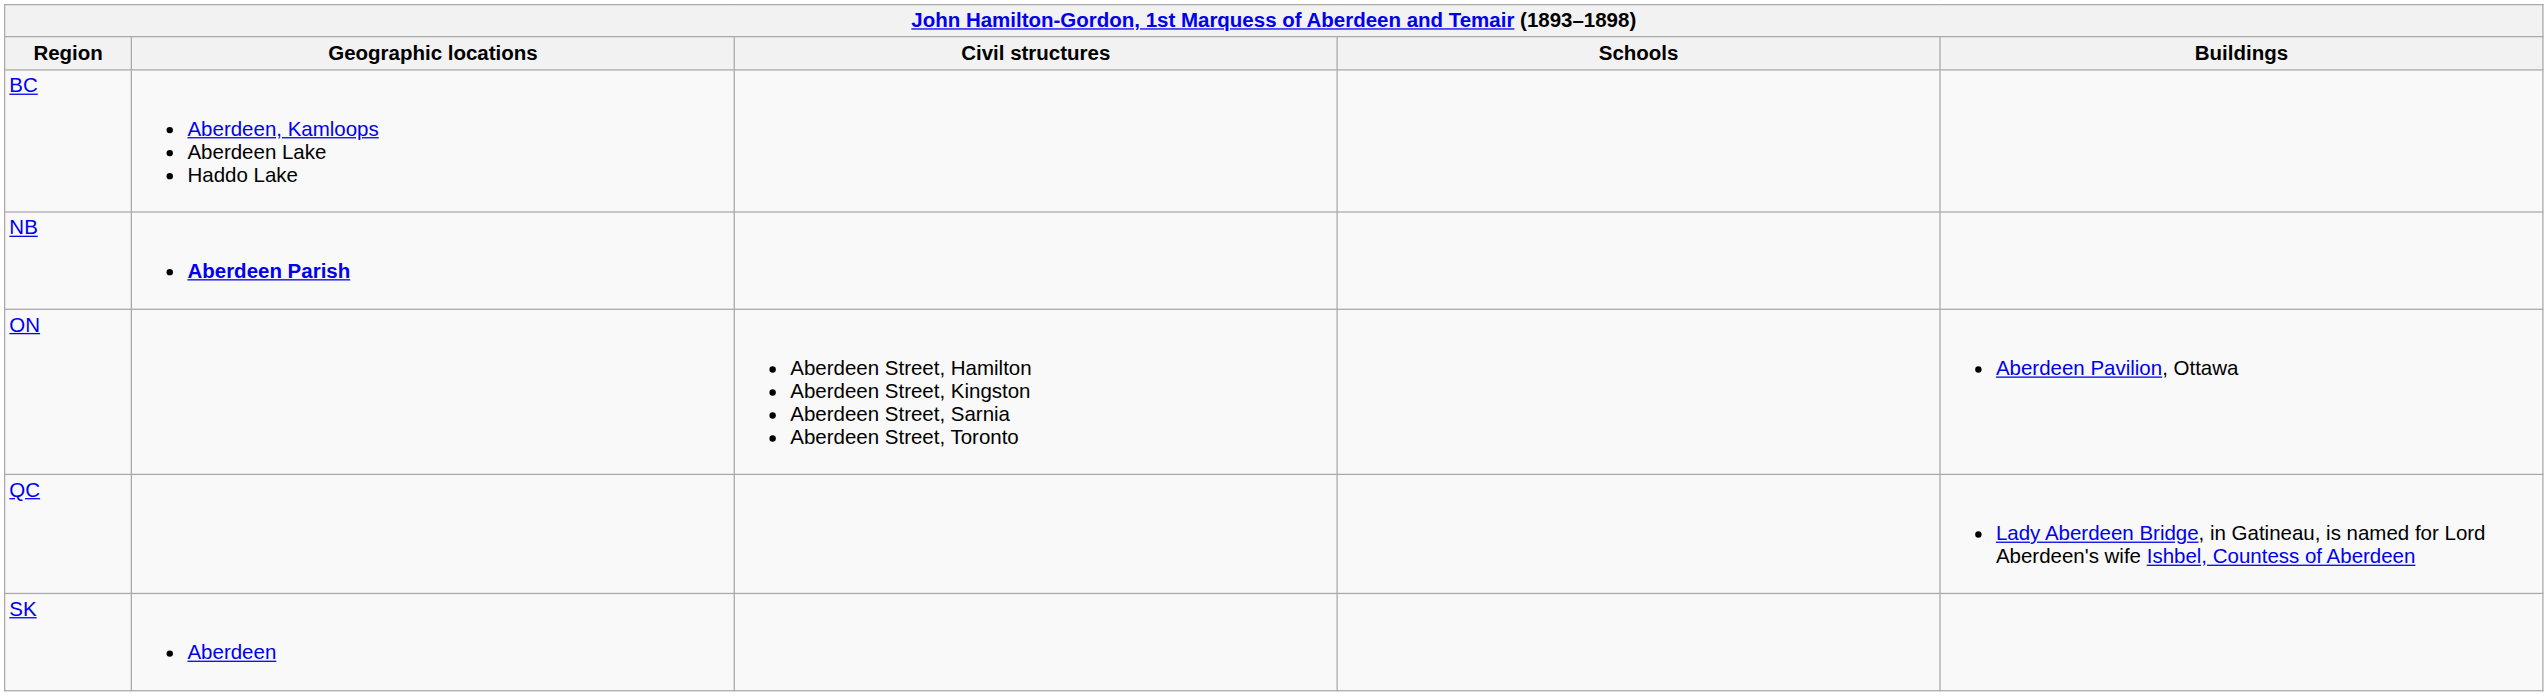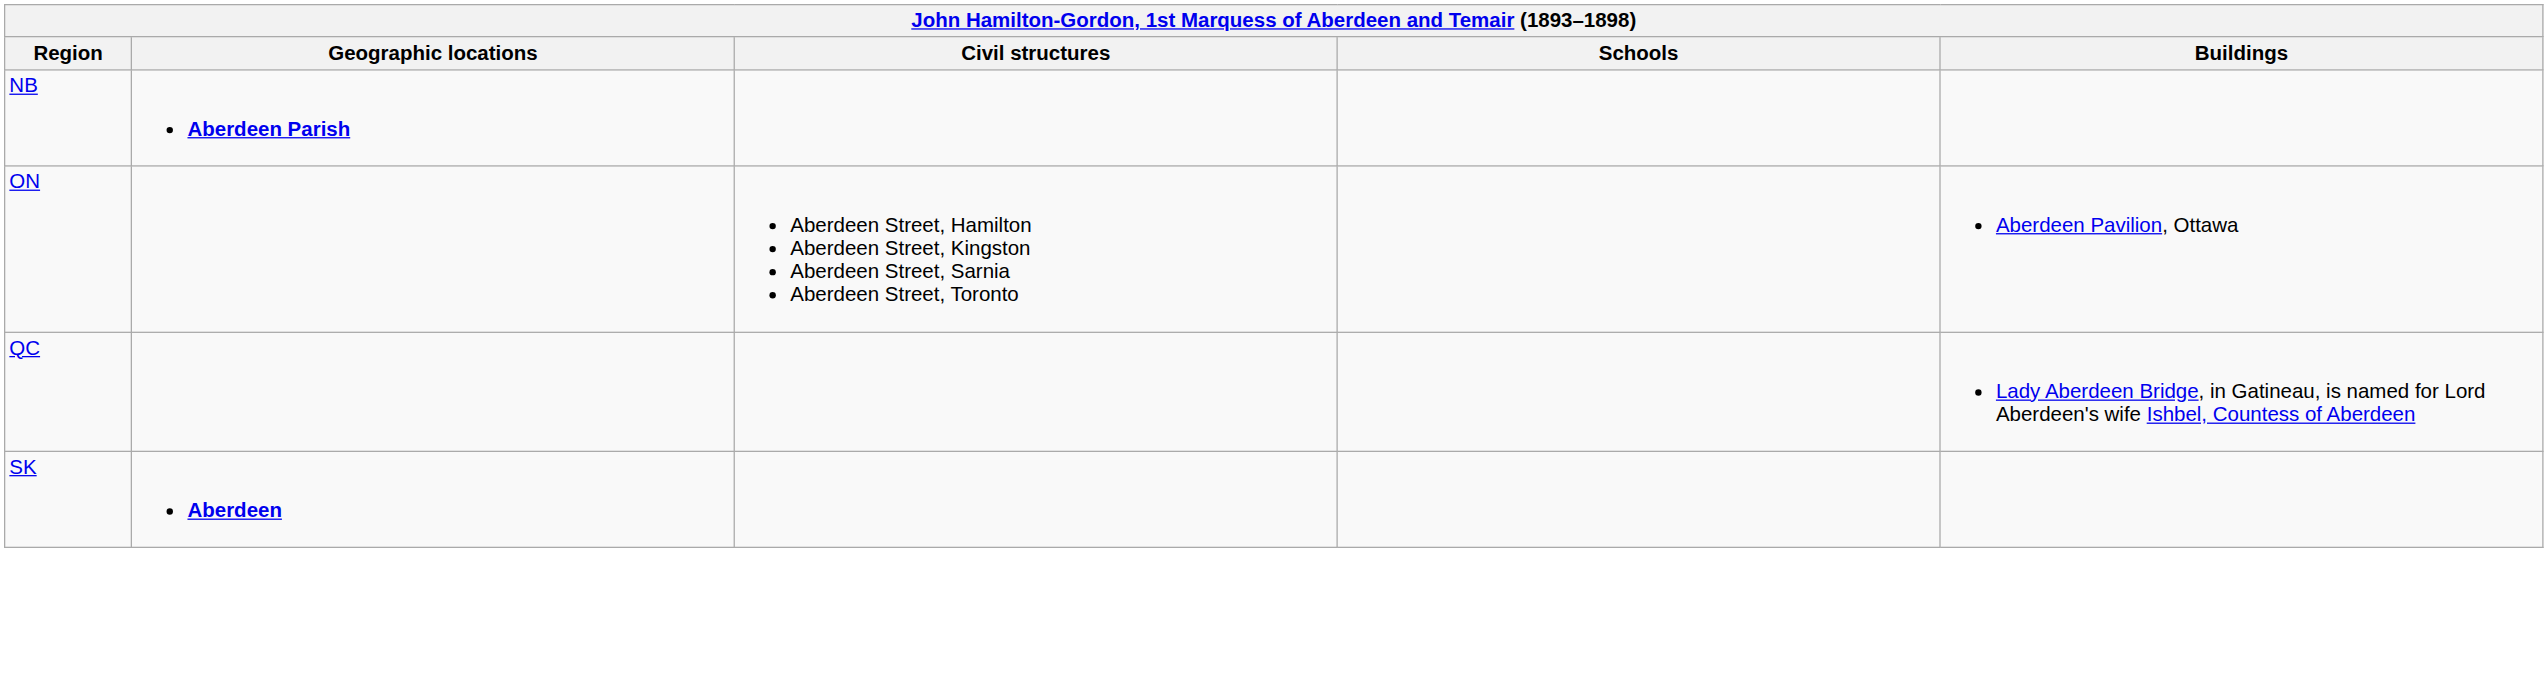- row: (24, 85)
(433, 654) normal -> (433, 511) bold
